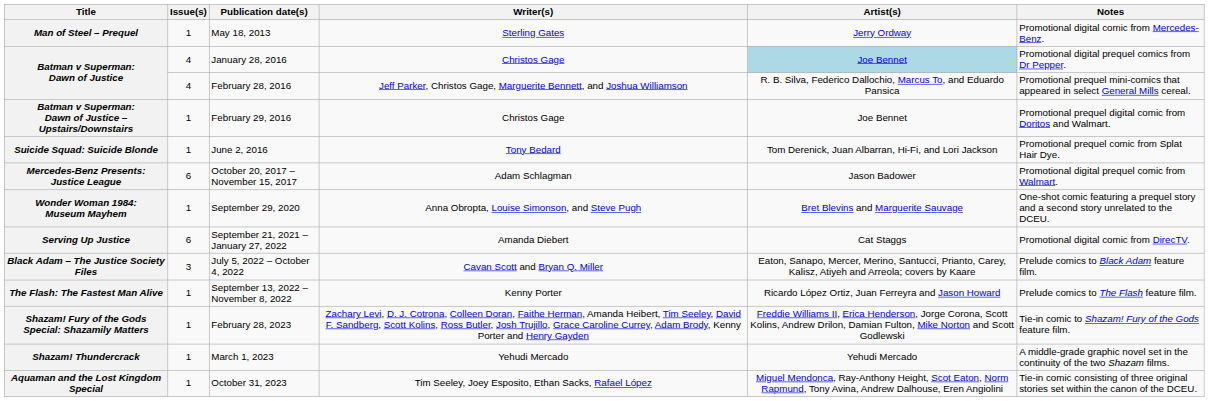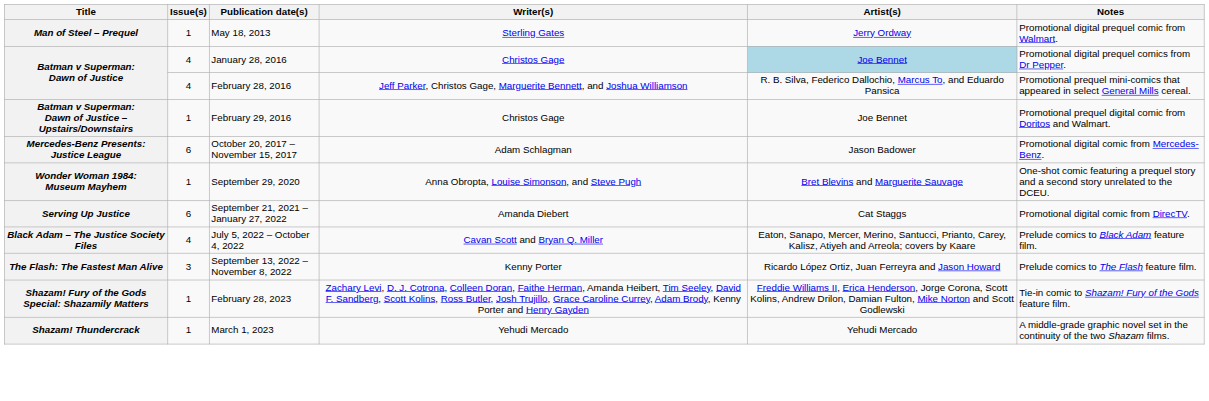(1109, 33) Promotional digital comic from Mercedes-Benz. -> (1102, 33) Promotional digital prequel comic from Walmart.
- row: (86, 150)
(1102, 176) Promotional digital prequel comic from Walmart. -> (1109, 150) Promotional digital comic from Mercedes-Benz.
(188, 266) 3 -> (188, 240) 4
(188, 293) 1 -> (188, 266) 3
- row: (86, 383)
